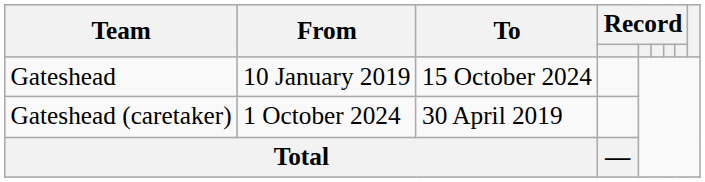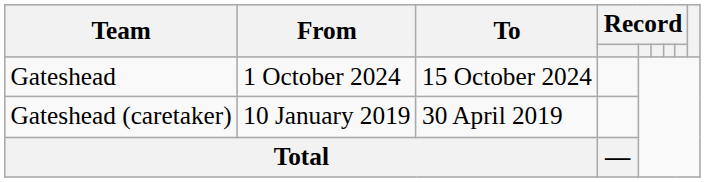(327, 76) 10 January 2019 -> (322, 76) 1 October 2024
(322, 116) 1 October 2024 -> (327, 116) 10 January 2019
